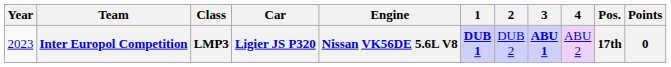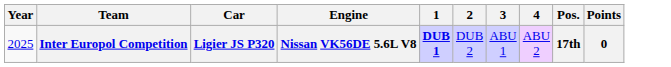- column: (211, 14)
(20, 43) 2023 -> (20, 43) 2025
(544, 43) bold -> (503, 43) normal
